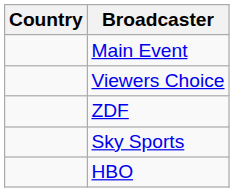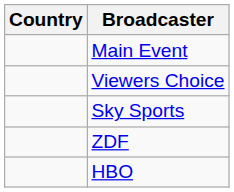rows swapped: (110, 111) <-> (138, 141)
